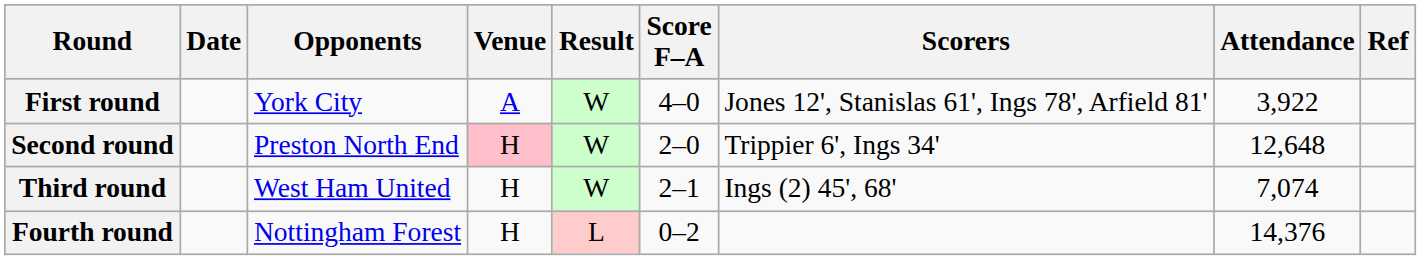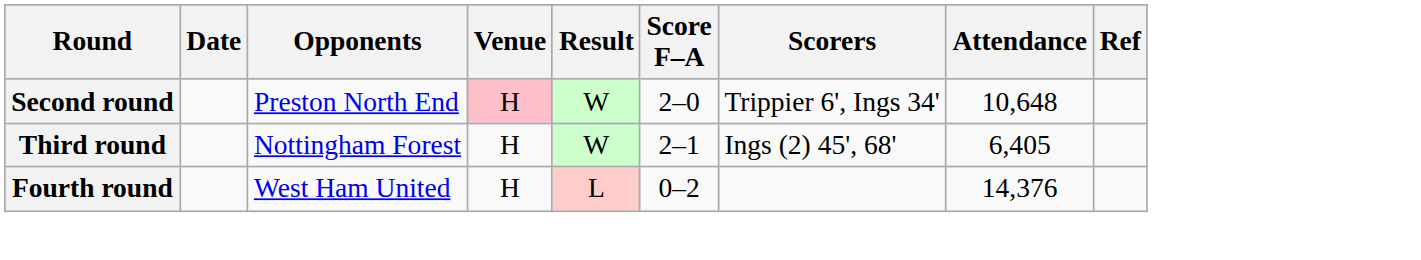- row: (92, 100)
(1287, 144) 12,648 -> (1020, 100) 10,648
(352, 188) West Ham United -> (358, 144) Nottingham Forest
(1287, 188) 7,074 -> (1020, 144) 6,405
(358, 231) Nottingham Forest -> (352, 188) West Ham United
